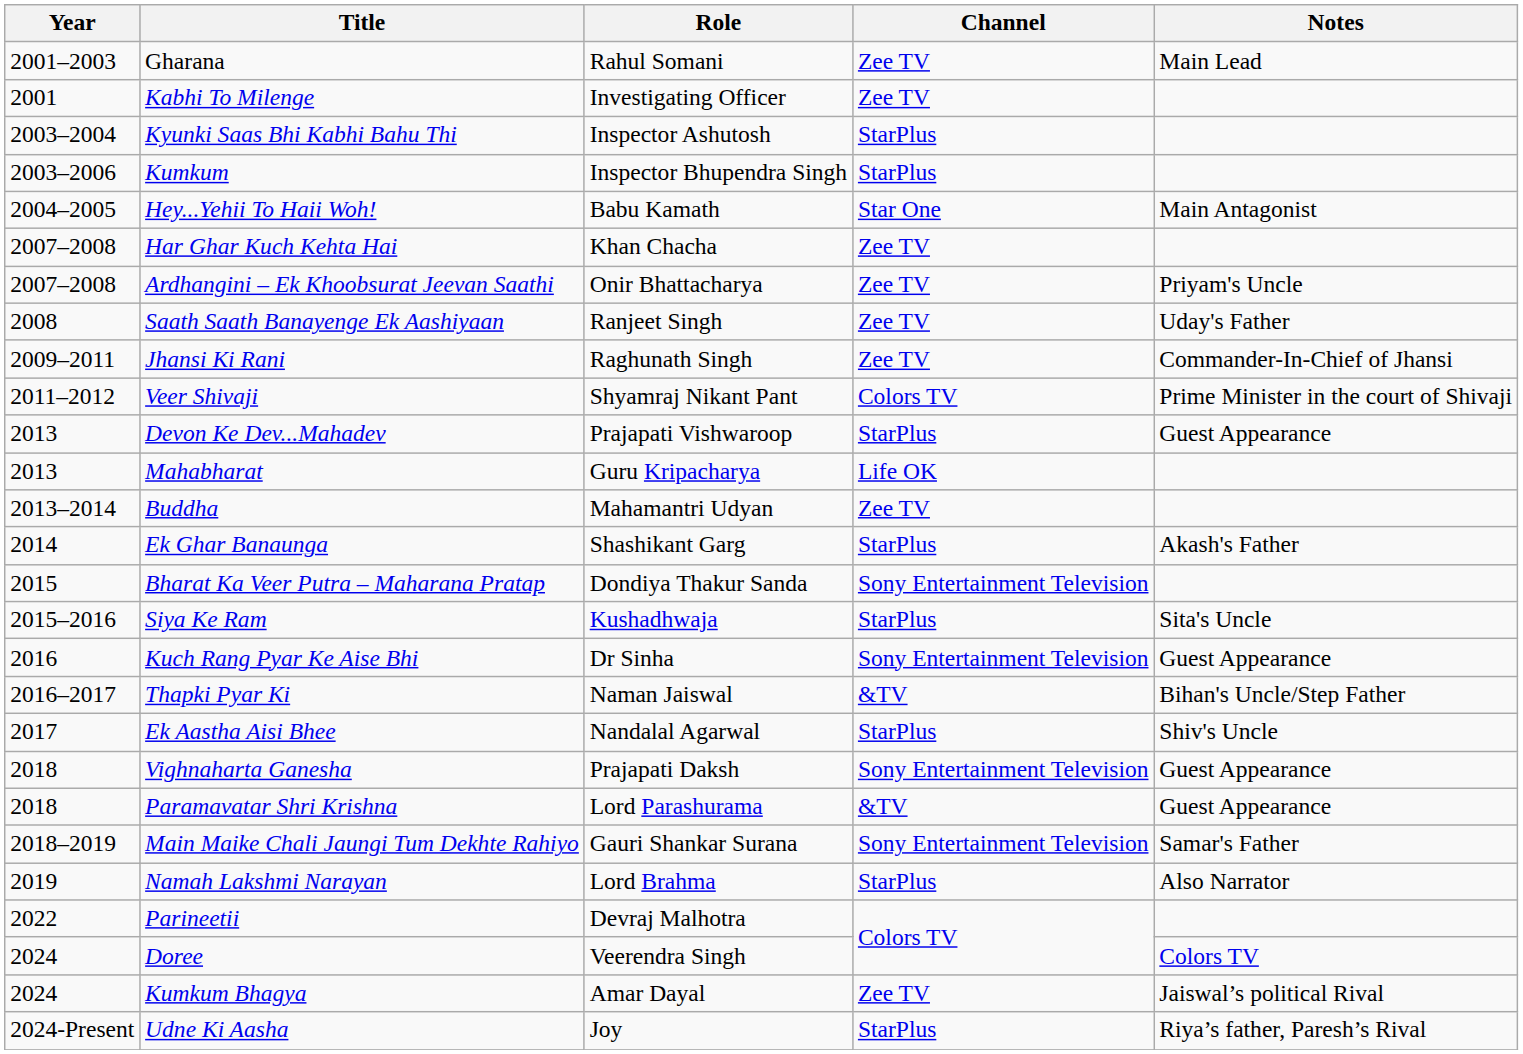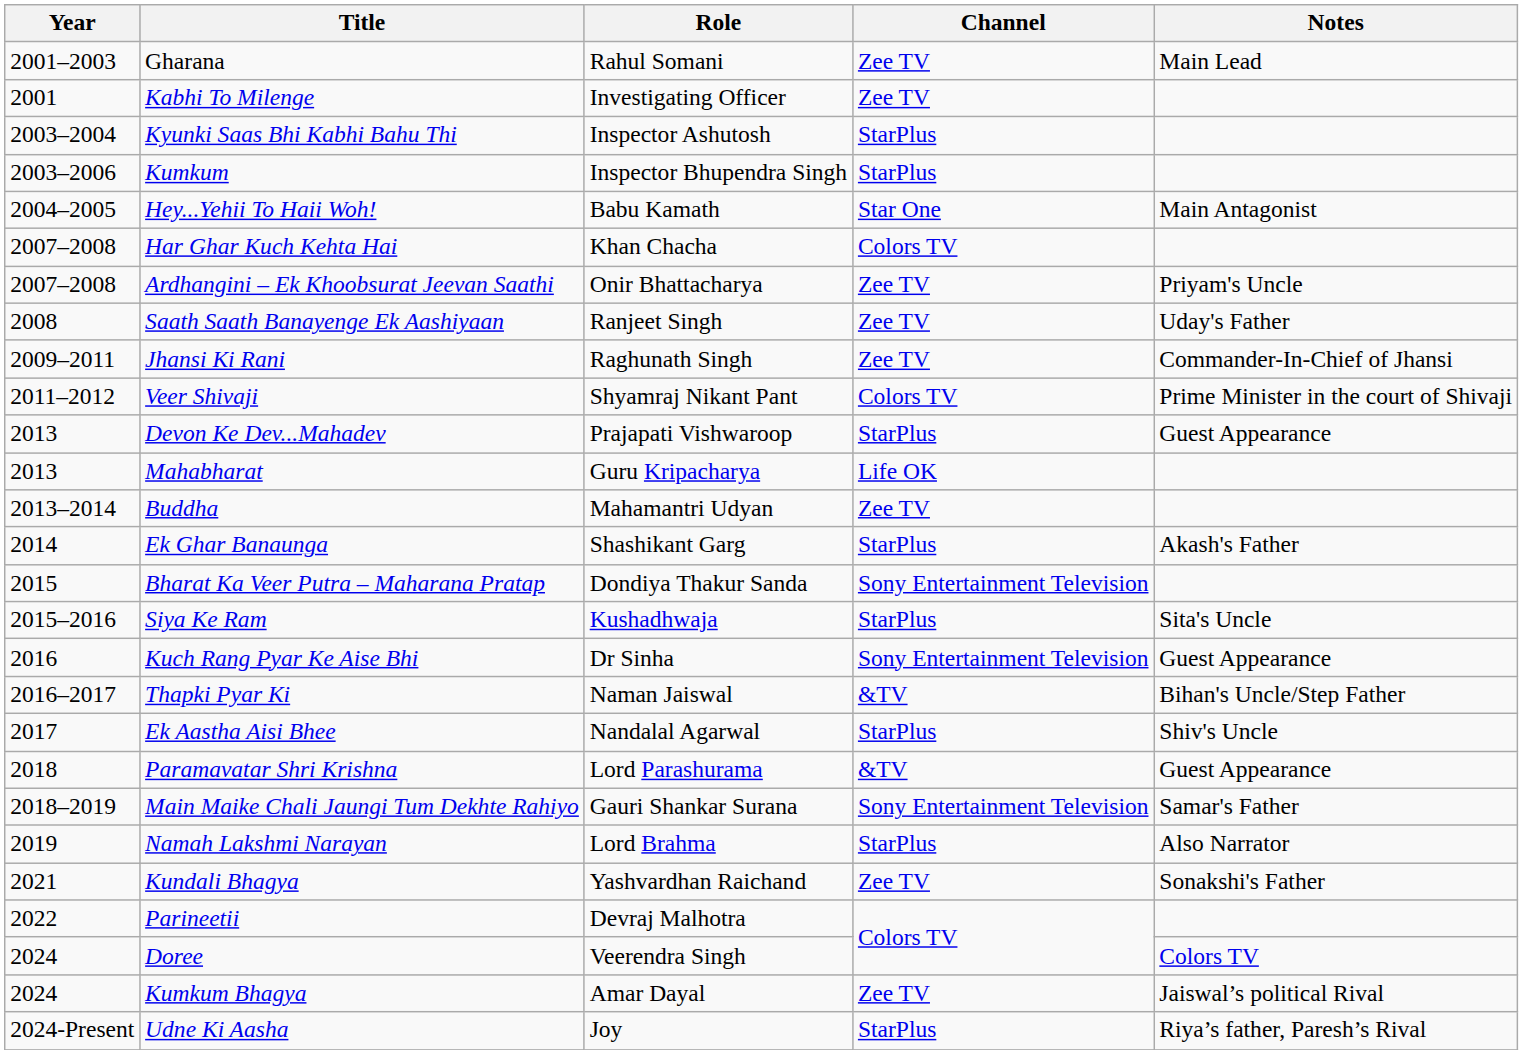(894, 246) Zee TV -> (908, 246) Colors TV
- row: (248, 769)
+ row: (222, 881)
